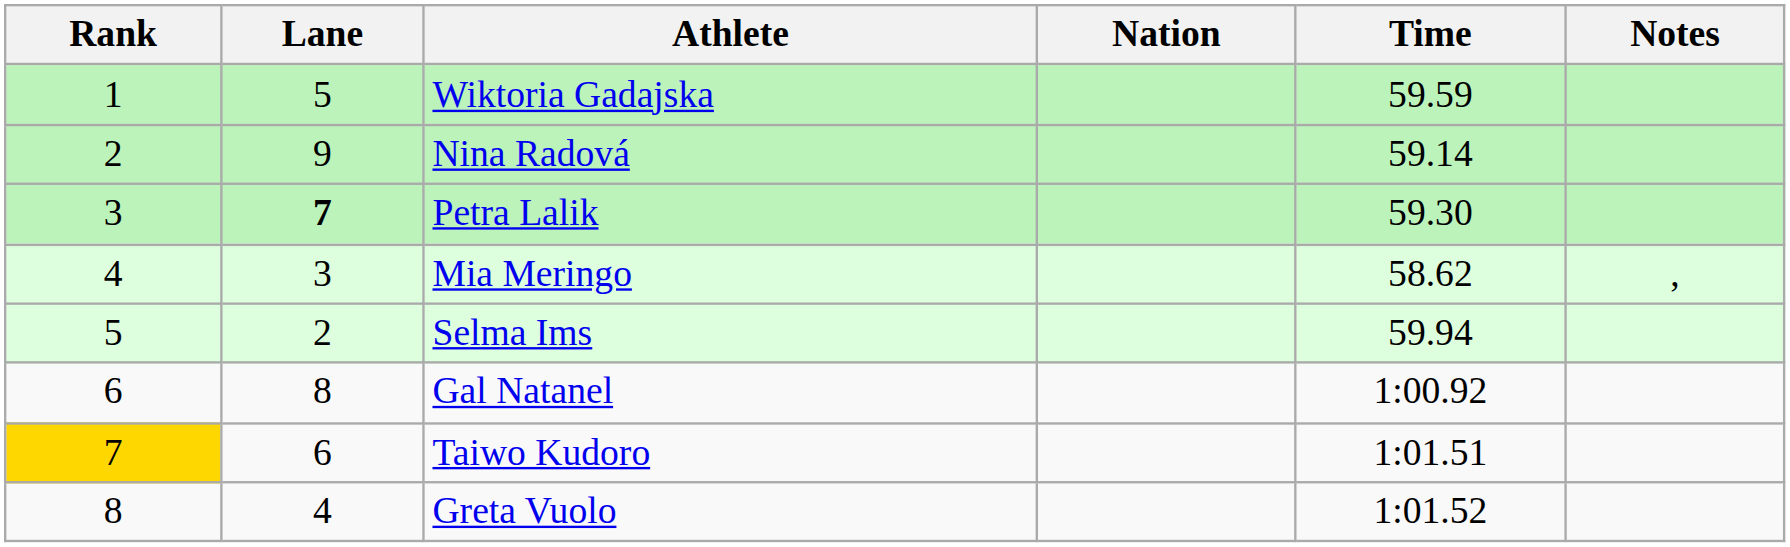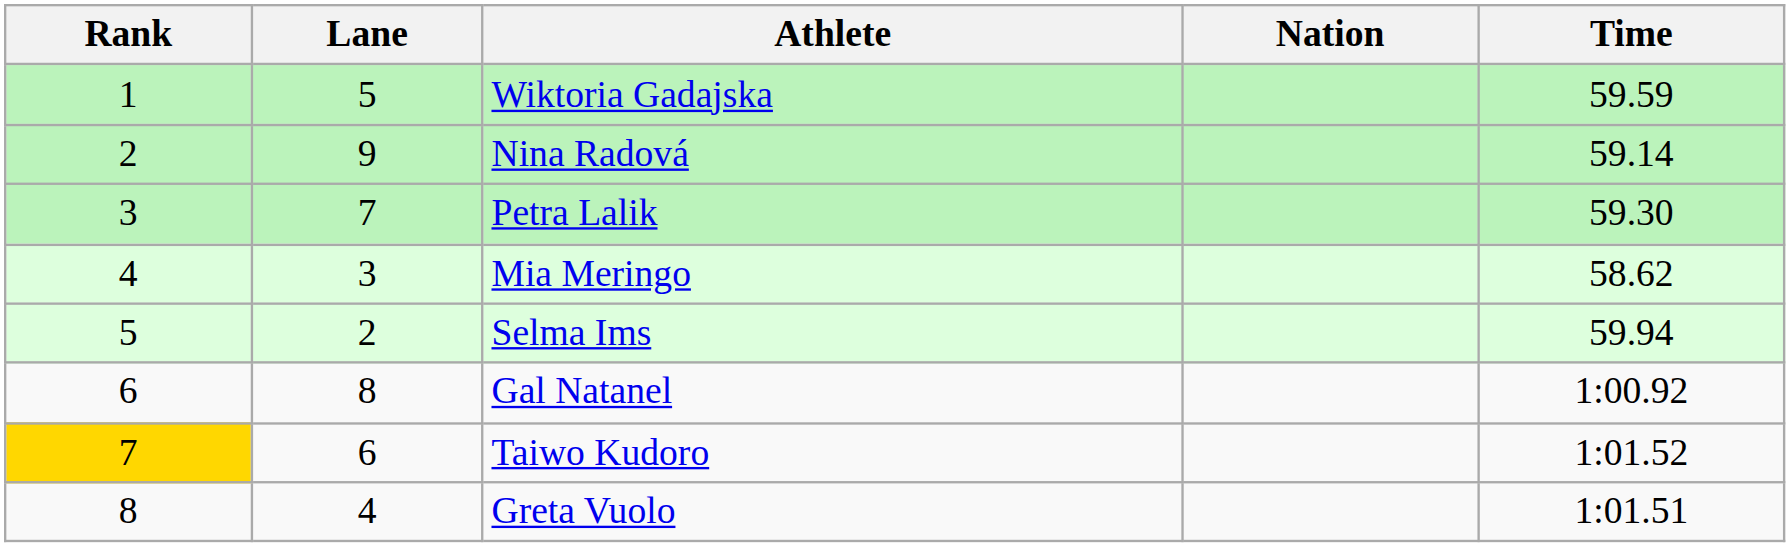- column: (1675, 34)
(322, 213) bold -> (367, 213) normal
(1430, 451) 1:01.51 -> (1631, 451) 1:01.52
(1430, 511) 1:01.52 -> (1631, 511) 1:01.51
